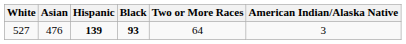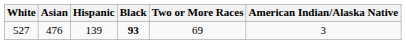(94, 30) bold -> (94, 30) normal
(198, 30) 64 -> (198, 30) 69
